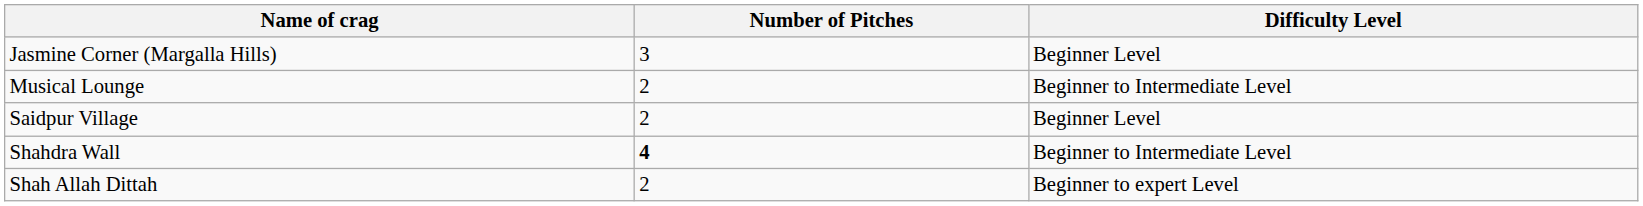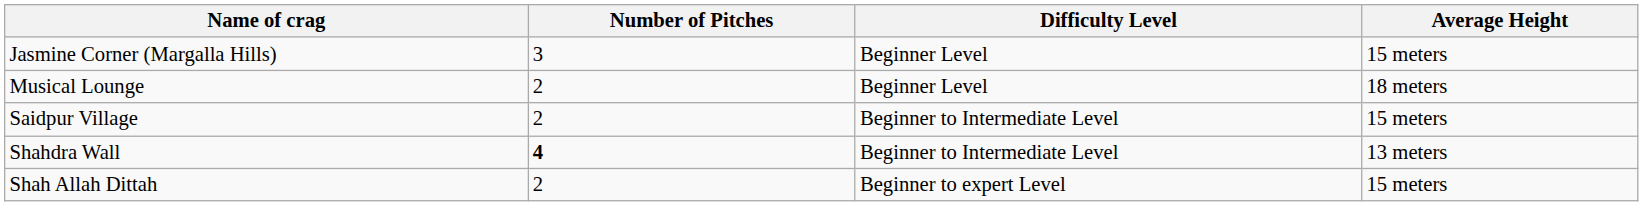+ column: (1500, 20)
(1162, 86) Beginner to Intermediate Level -> (924, 86) Beginner Level
(1097, 119) Beginner Level -> (989, 119) Beginner to Intermediate Level
